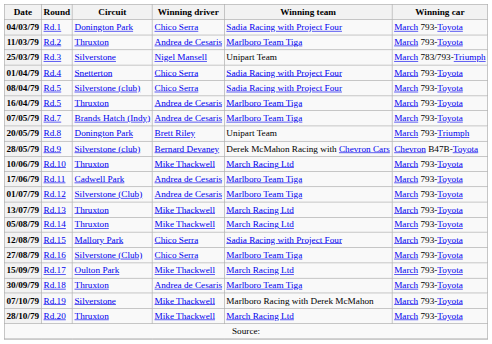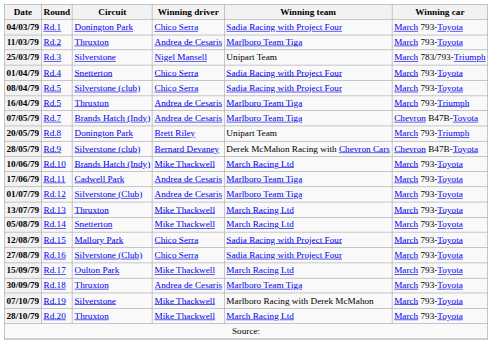(428, 103) March 793-Toyota -> (432, 103) March 793-Triumph
(428, 118) March 793-Toyota -> (436, 118) Chevron B47B-Toyota
(92, 164) Thruxton -> (112, 164) Brands Hatch (Indy)
(92, 225) Thruxton -> (93, 225) Snetterton
(264, 255) Marlboro Team Tiga -> (284, 255) Sadia Racing with Project Four
